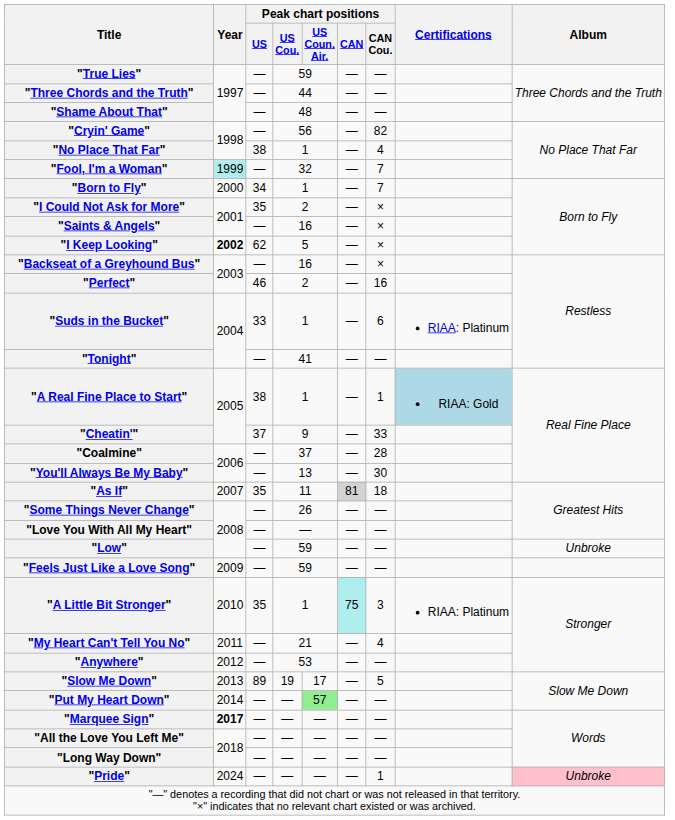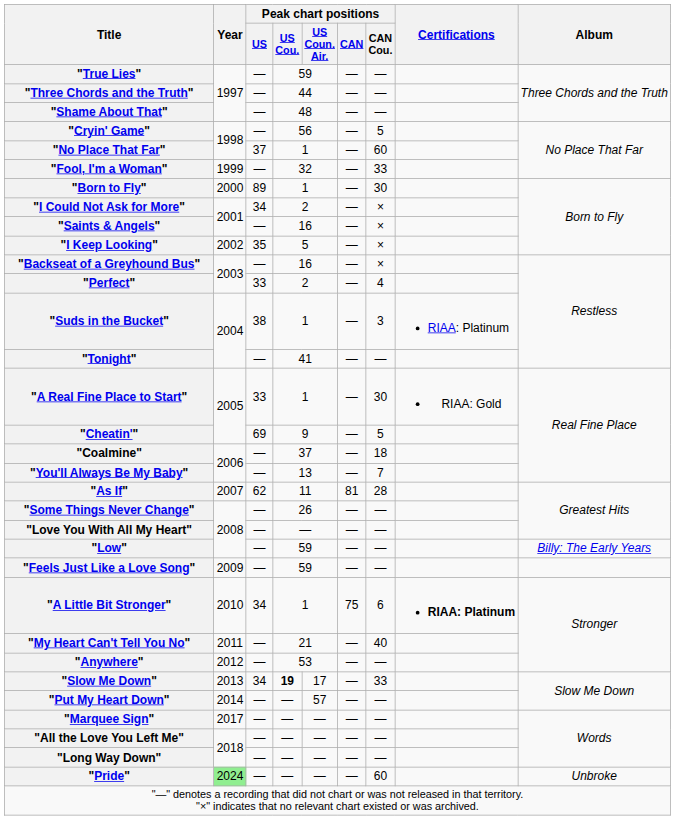(380, 131) 82 -> (380, 131) 5
(259, 150) 38 -> (259, 150) 37
(380, 150) 4 -> (380, 150) 60
(230, 169) paleturquoise background -> (230, 169) no background
(380, 169) 7 -> (380, 169) 33
(259, 188) 34 -> (259, 188) 89
(380, 188) 7 -> (380, 188) 30
(259, 207) 35 -> (259, 207) 34
(230, 245) bold -> (230, 245) normal
(259, 245) 62 -> (259, 245) 35
(259, 283) 46 -> (259, 283) 33
(380, 283) 16 -> (380, 283) 4
(259, 321) 33 -> (259, 321) 38
(380, 321) 6 -> (380, 321) 3
(259, 396) 38 -> (259, 396) 33
(380, 396) 1 -> (380, 396) 30
(453, 403) lightblue background -> (456, 403) no background
(259, 434) 37 -> (259, 434) 69
(380, 434) 33 -> (380, 434) 5
(380, 453) 28 -> (380, 453) 18
(380, 472) 30 -> (380, 472) 7
(259, 491) 35 -> (259, 491) 62
(352, 491) lightgrey background -> (352, 491) no background
(380, 491) 18 -> (380, 491) 28
(588, 548) Unbroke -> (594, 548) Billy: The Early Years
(259, 605) 35 -> (259, 605) 34
(352, 605) paleturquoise background -> (352, 605) no background
(380, 605) 3 -> (380, 605) 6
(453, 612) normal -> (456, 612) bold
(380, 643) 4 -> (380, 643) 40
(259, 681) 89 -> (259, 681) 34
(287, 681) normal -> (287, 681) bold
(380, 681) 5 -> (380, 681) 33
(320, 700) lightgreen background -> (320, 700) no background
(230, 719) bold -> (230, 719) normal
(230, 776) no background -> (230, 776) lightgreen background
(380, 776) 1 -> (380, 776) 60
(588, 776) pink background -> (594, 776) no background
